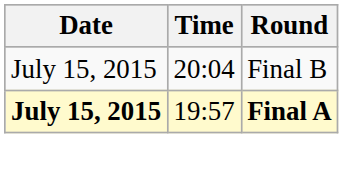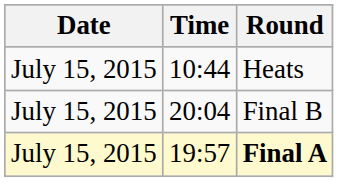+ row: (273, 68)
(86, 111) bold -> (84, 153) normal
